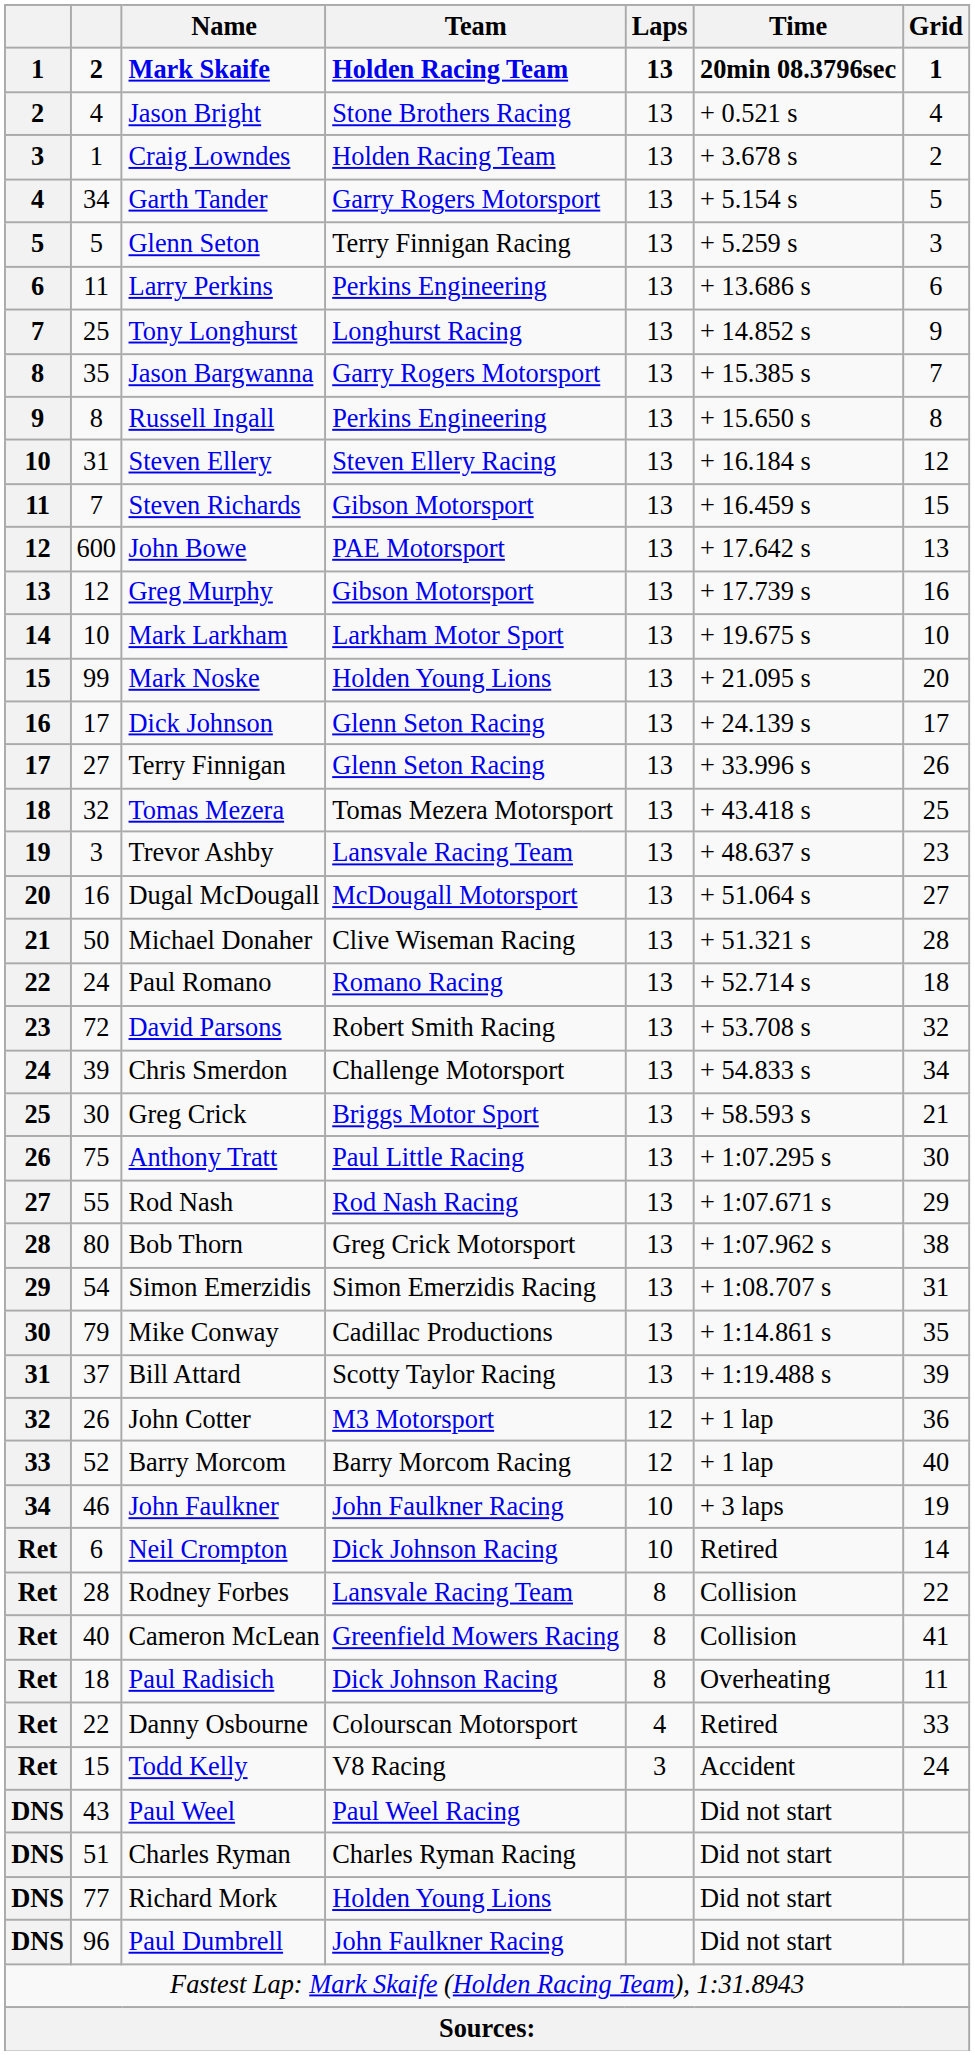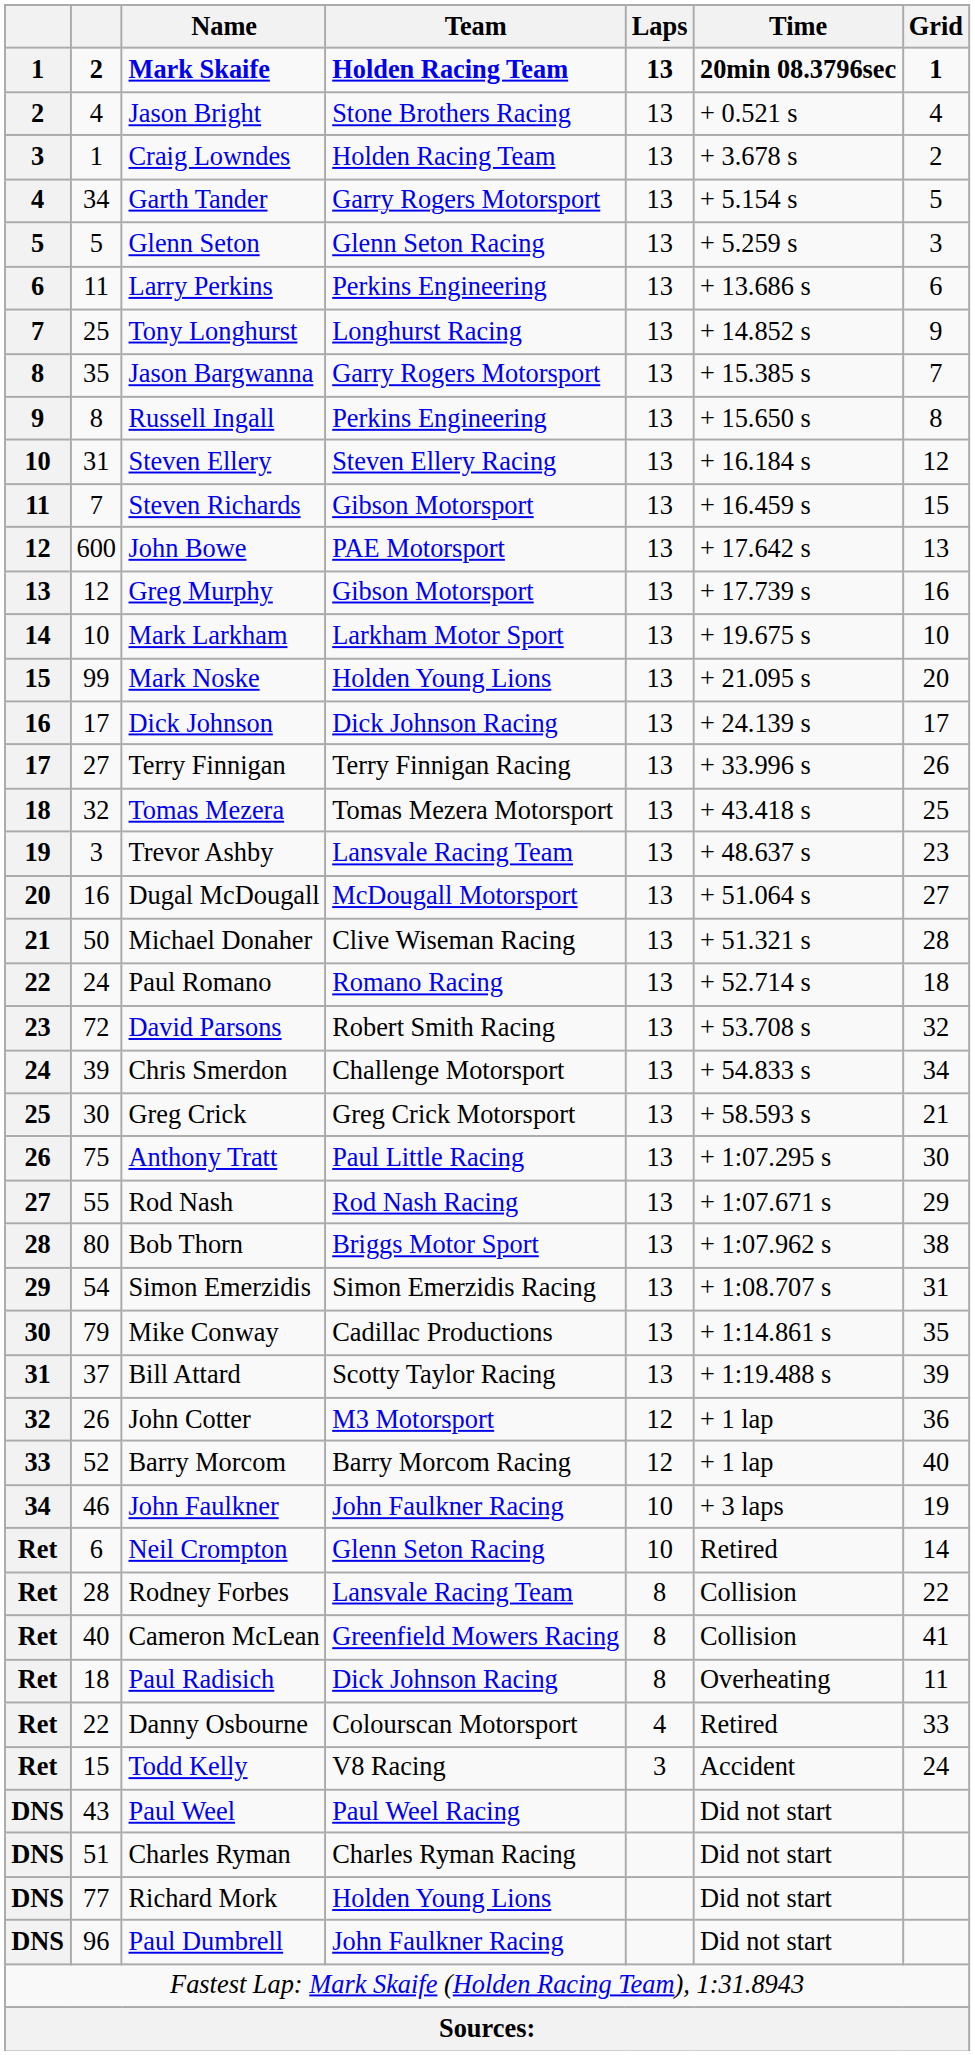(451, 243) Terry Finnigan Racing -> (438, 243) Glenn Seton Racing
(438, 722) Glenn Seton Racing -> (445, 722) Dick Johnson Racing
(438, 765) Glenn Seton Racing -> (451, 765) Terry Finnigan Racing
(435, 1114) Briggs Motor Sport -> (454, 1114) Greg Crick Motorsport
(454, 1244) Greg Crick Motorsport -> (435, 1244) Briggs Motor Sport
(445, 1549) Dick Johnson Racing -> (438, 1549) Glenn Seton Racing
